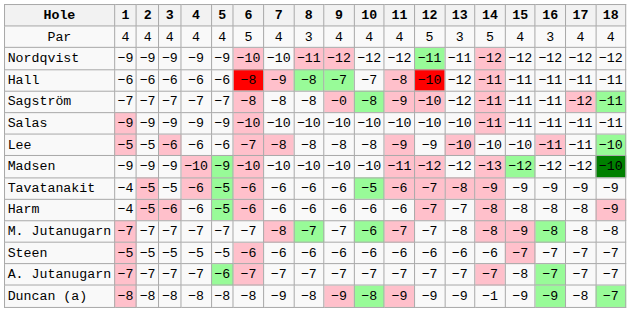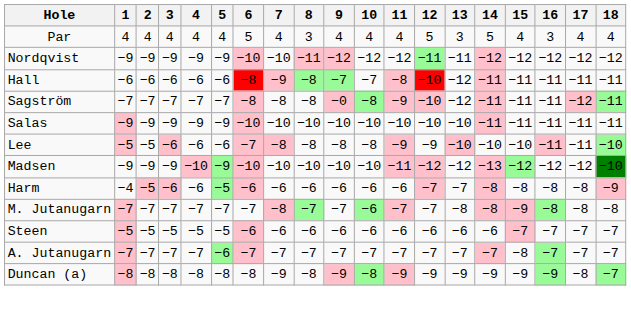- row: (51, 188)
(490, 296) −1 -> (490, 275) −9
